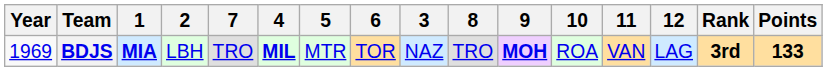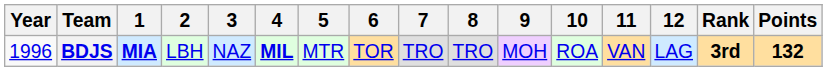columns swapped: (424, 20) <-> (233, 20)
(31, 51) 1969 -> (31, 51) 1996
(525, 51) bold -> (525, 51) normal
(788, 51) 133 -> (788, 51) 132
